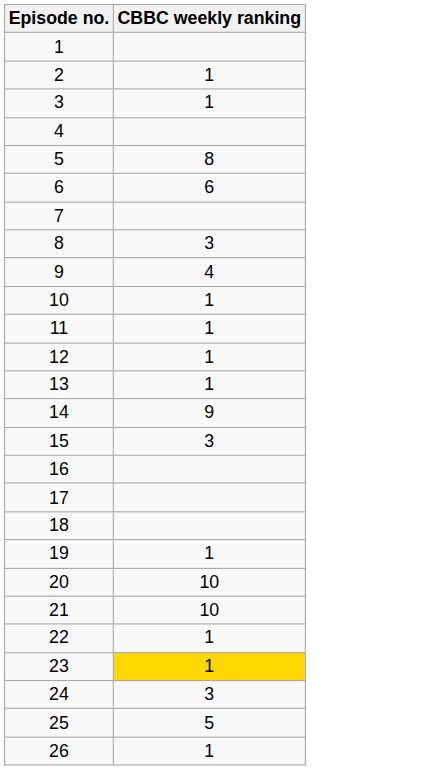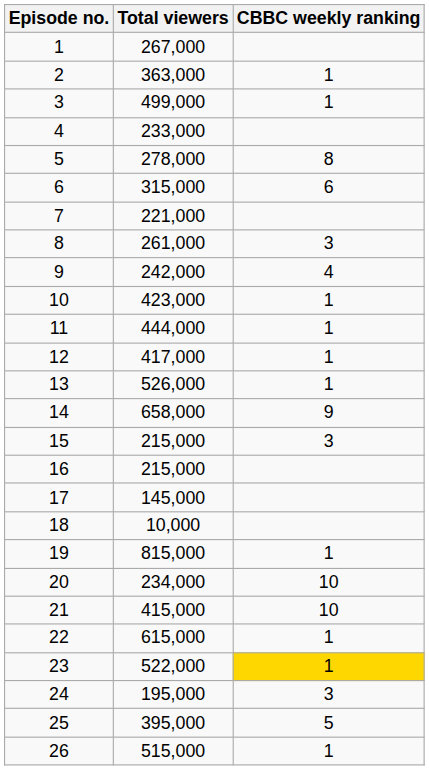+ column: (173, 18)
